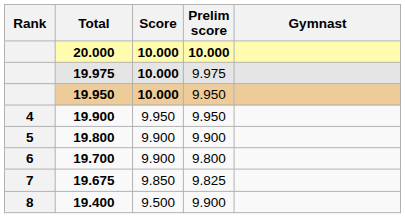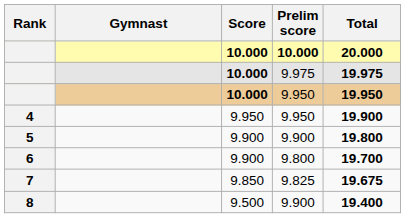columns swapped: (318, 23) <-> (94, 23)
